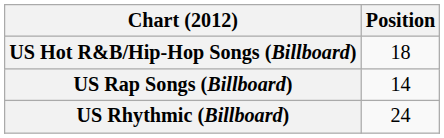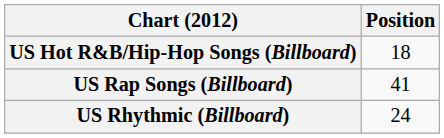(401, 84) 14 -> (401, 84) 41
